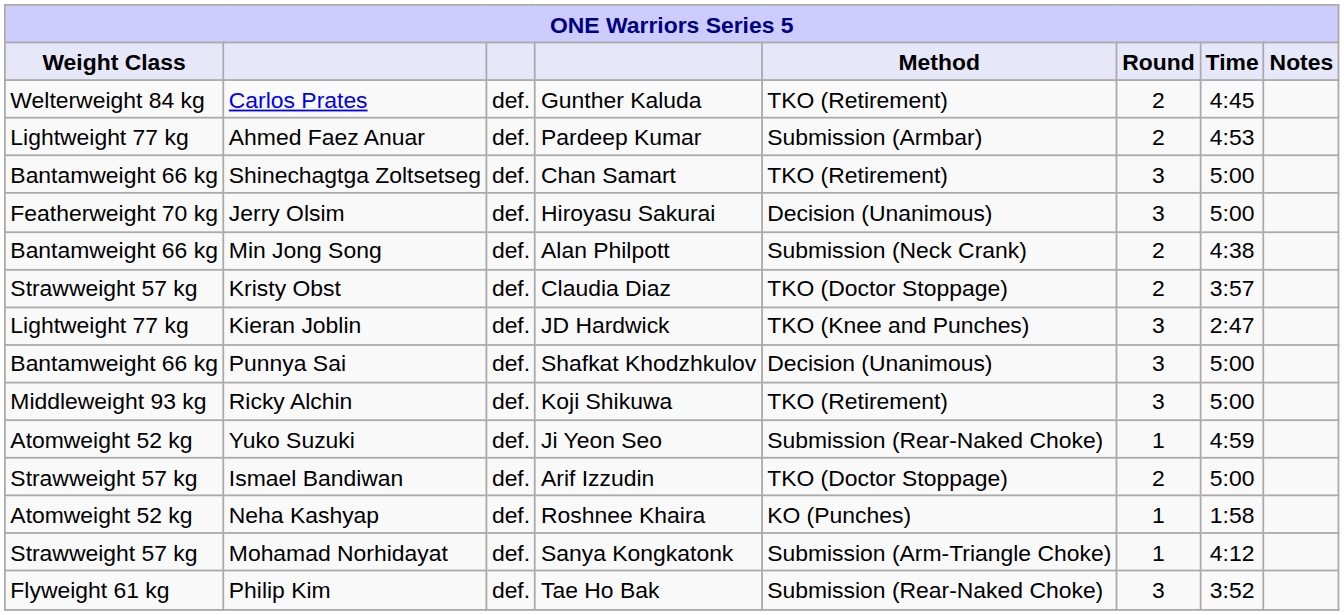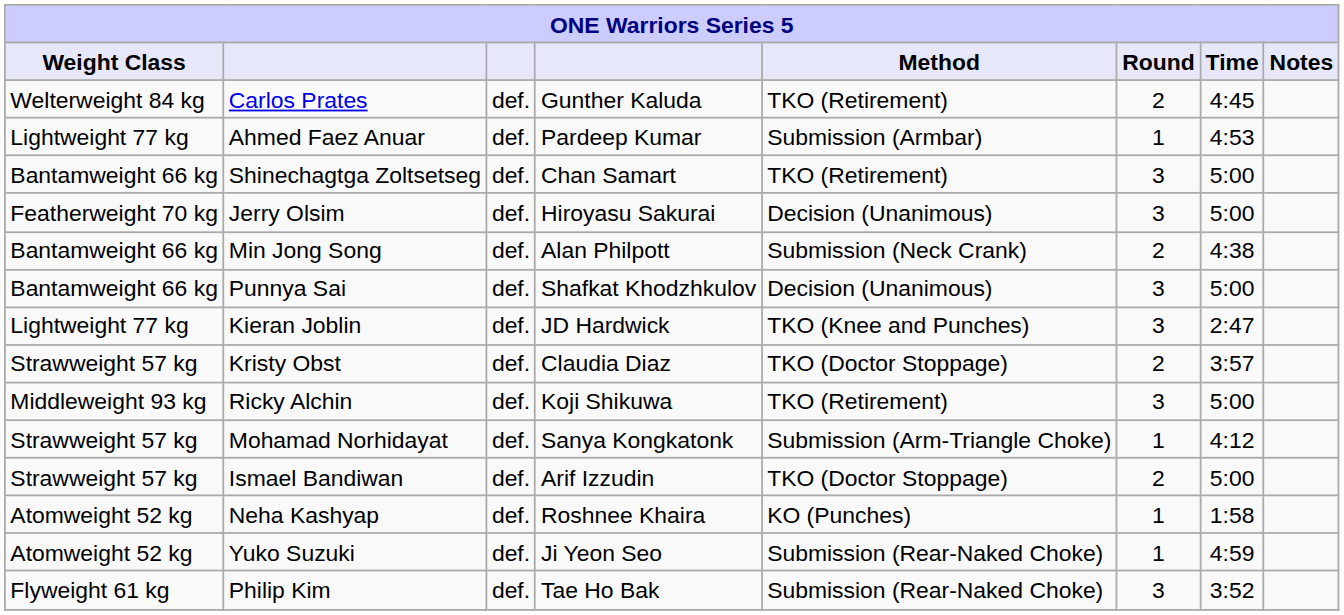(1158, 137) 2 -> (1158, 137) 1
rows swapped: (287, 363) <-> (285, 288)
rows swapped: (338, 552) <-> (292, 439)
